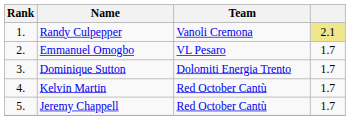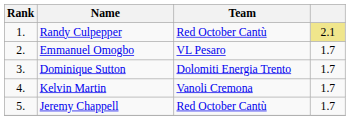(215, 32) Vanoli Cremona -> (222, 32) Red October Cantù
(222, 87) Red October Cantù -> (215, 87) Vanoli Cremona
